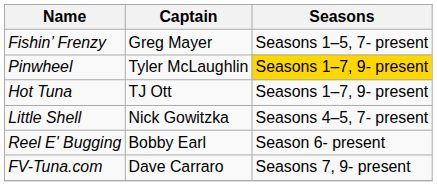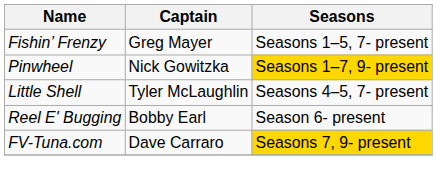(188, 67) Tyler McLaughlin -> (179, 67) Nick Gowitzka
- row: (40, 92)
(179, 117) Nick Gowitzka -> (188, 92) Tyler McLaughlin
(333, 167) no background -> (333, 142) gold background
